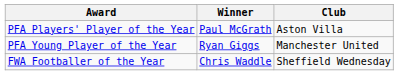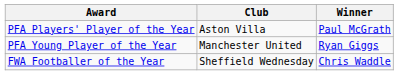columns swapped: (235, 13) <-> (334, 13)
